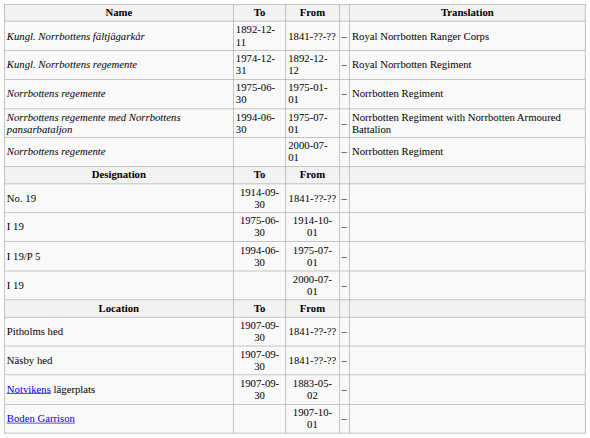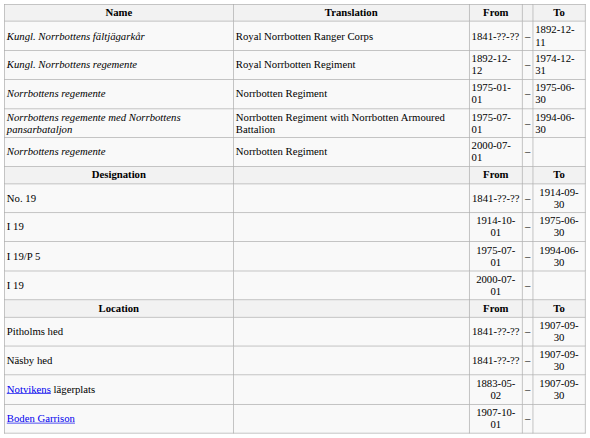columns swapped: (467, 13) <-> (260, 13)
